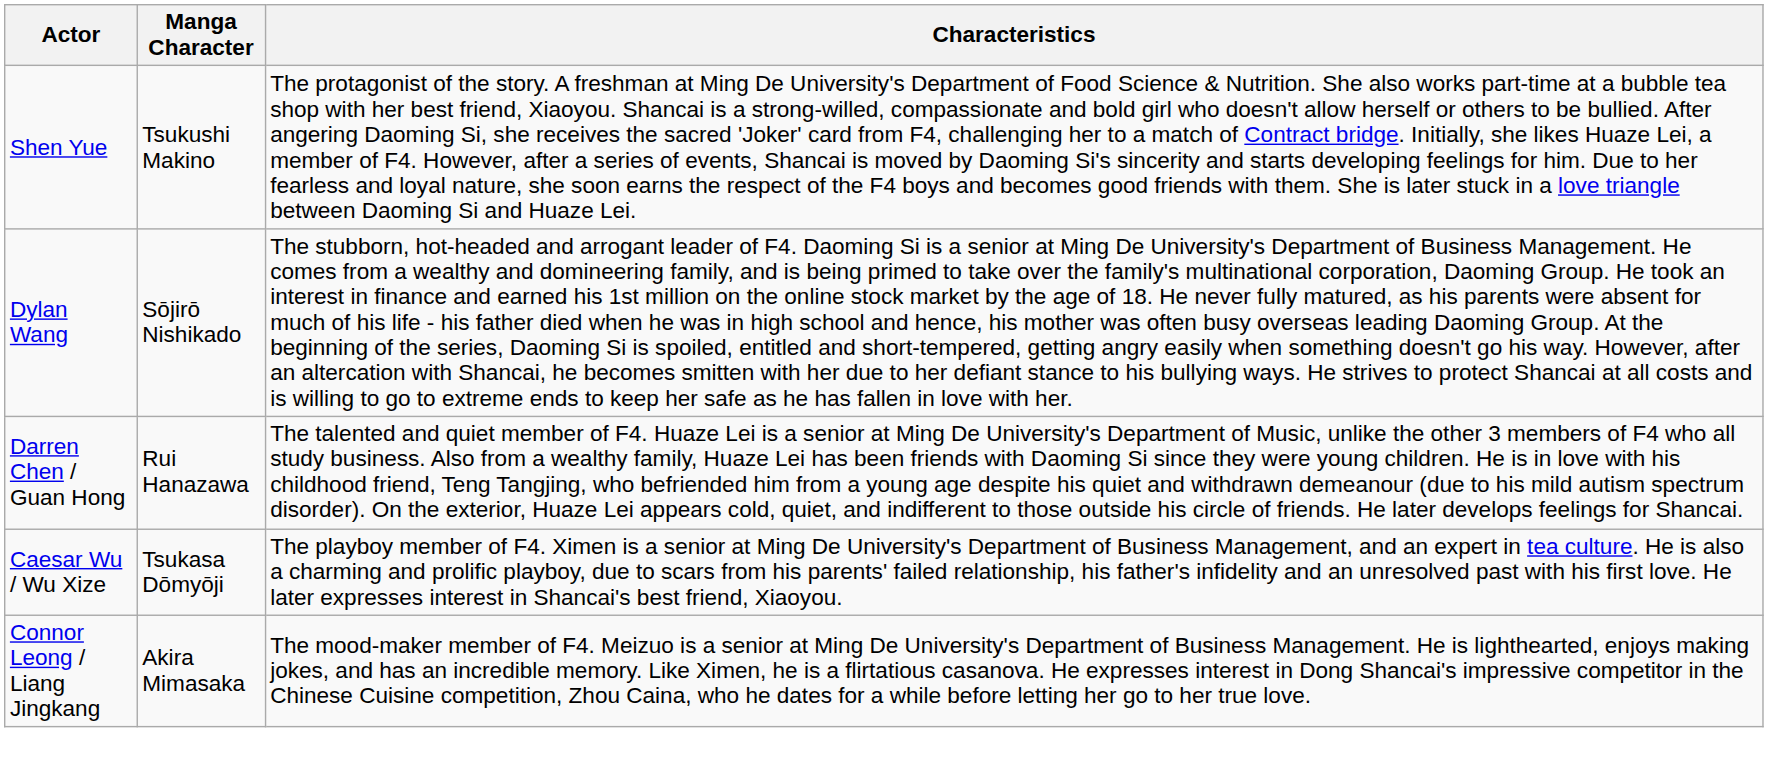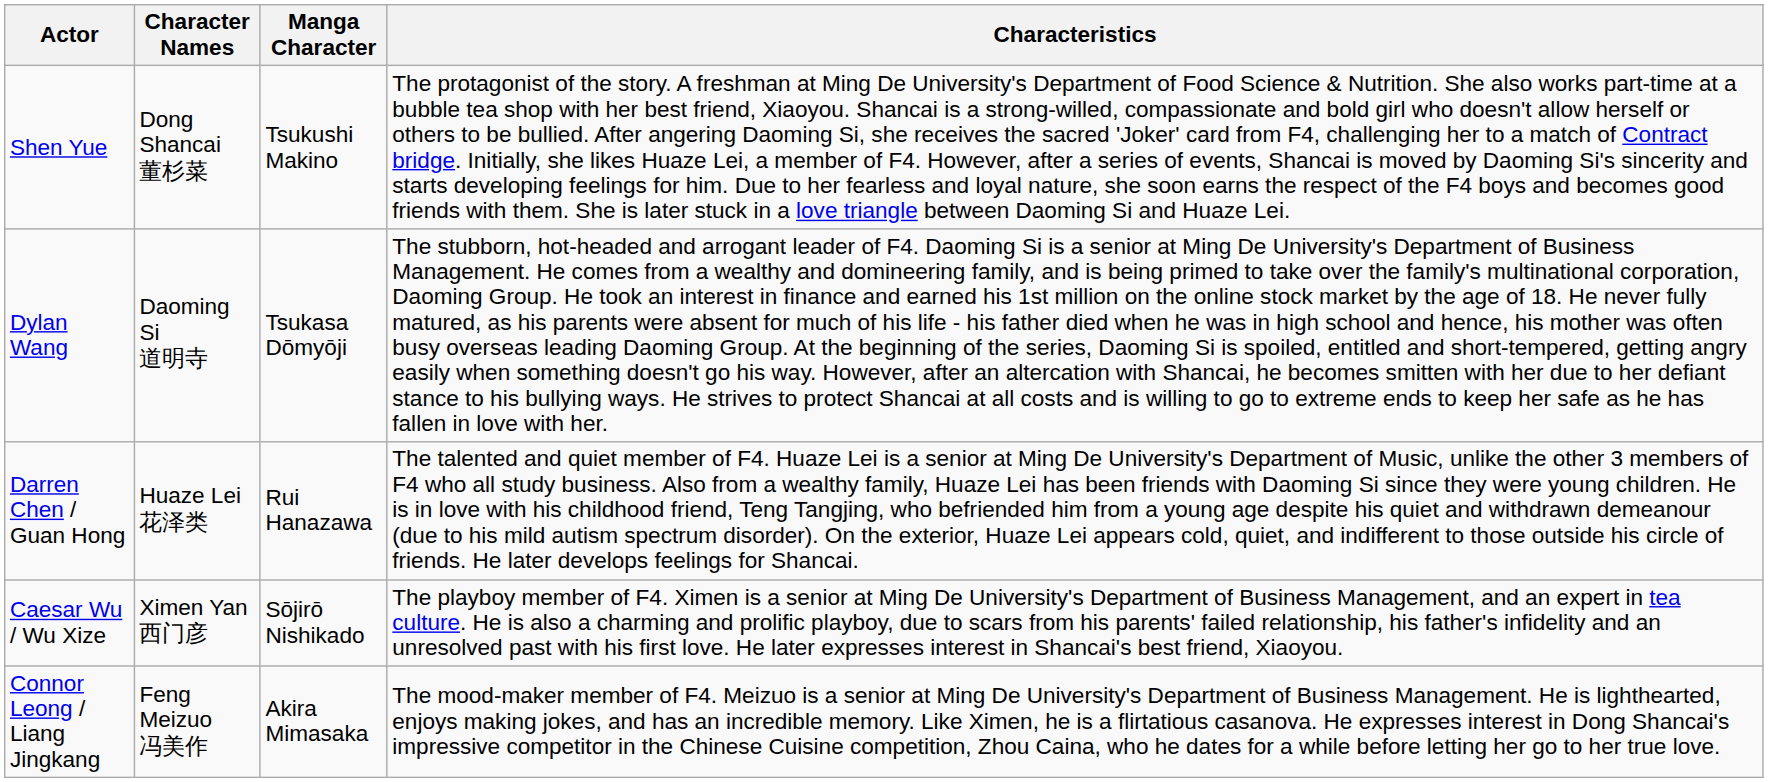+ column: (197, 35)
(192, 322) Sōjirō Nishikado -> (307, 335) Tsukasa Dōmyōji
(184, 571) Tsukasa Dōmyōji -> (315, 622) Sōjirō Nishikado
